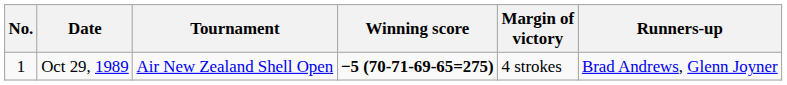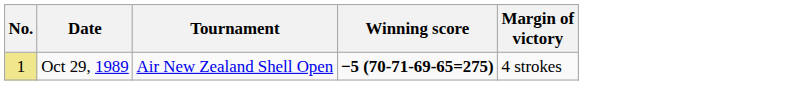- column: (680, 28)
(21, 66) no background -> (21, 66) khaki background
